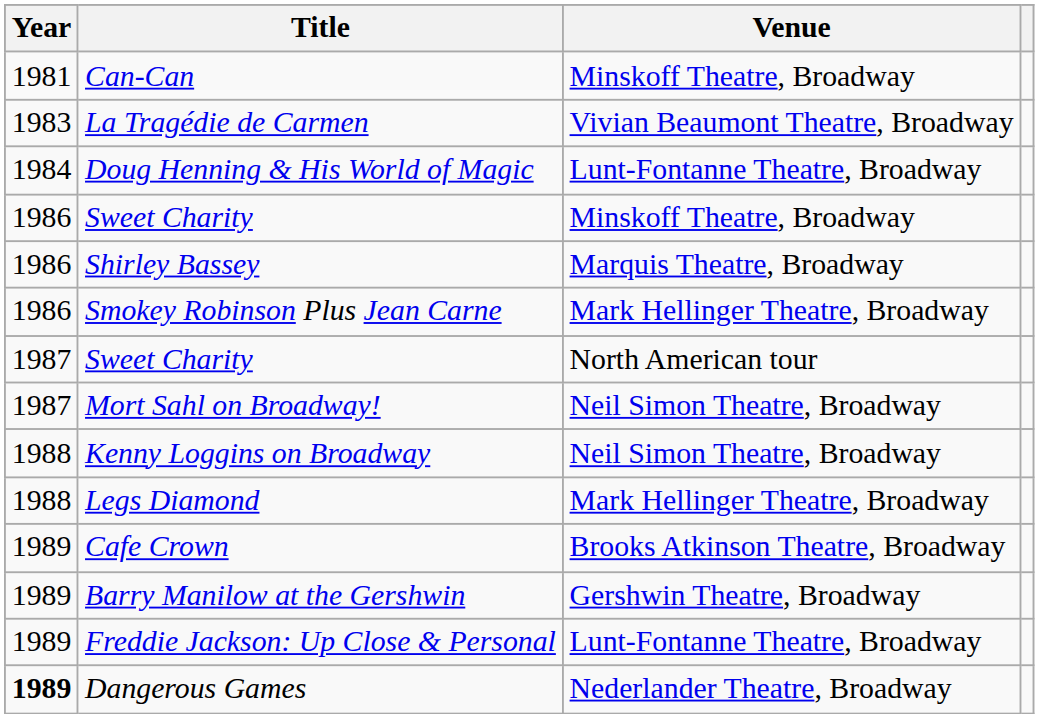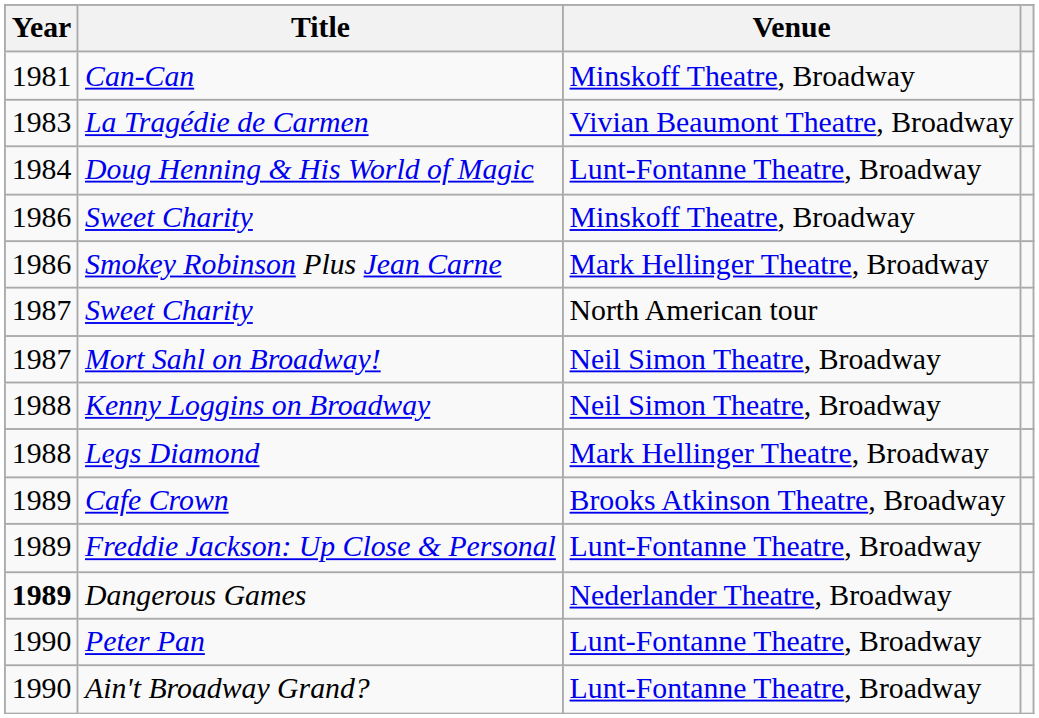- row: (172, 264)
- row: (275, 594)
+ row: (145, 641)
+ row: (227, 688)
